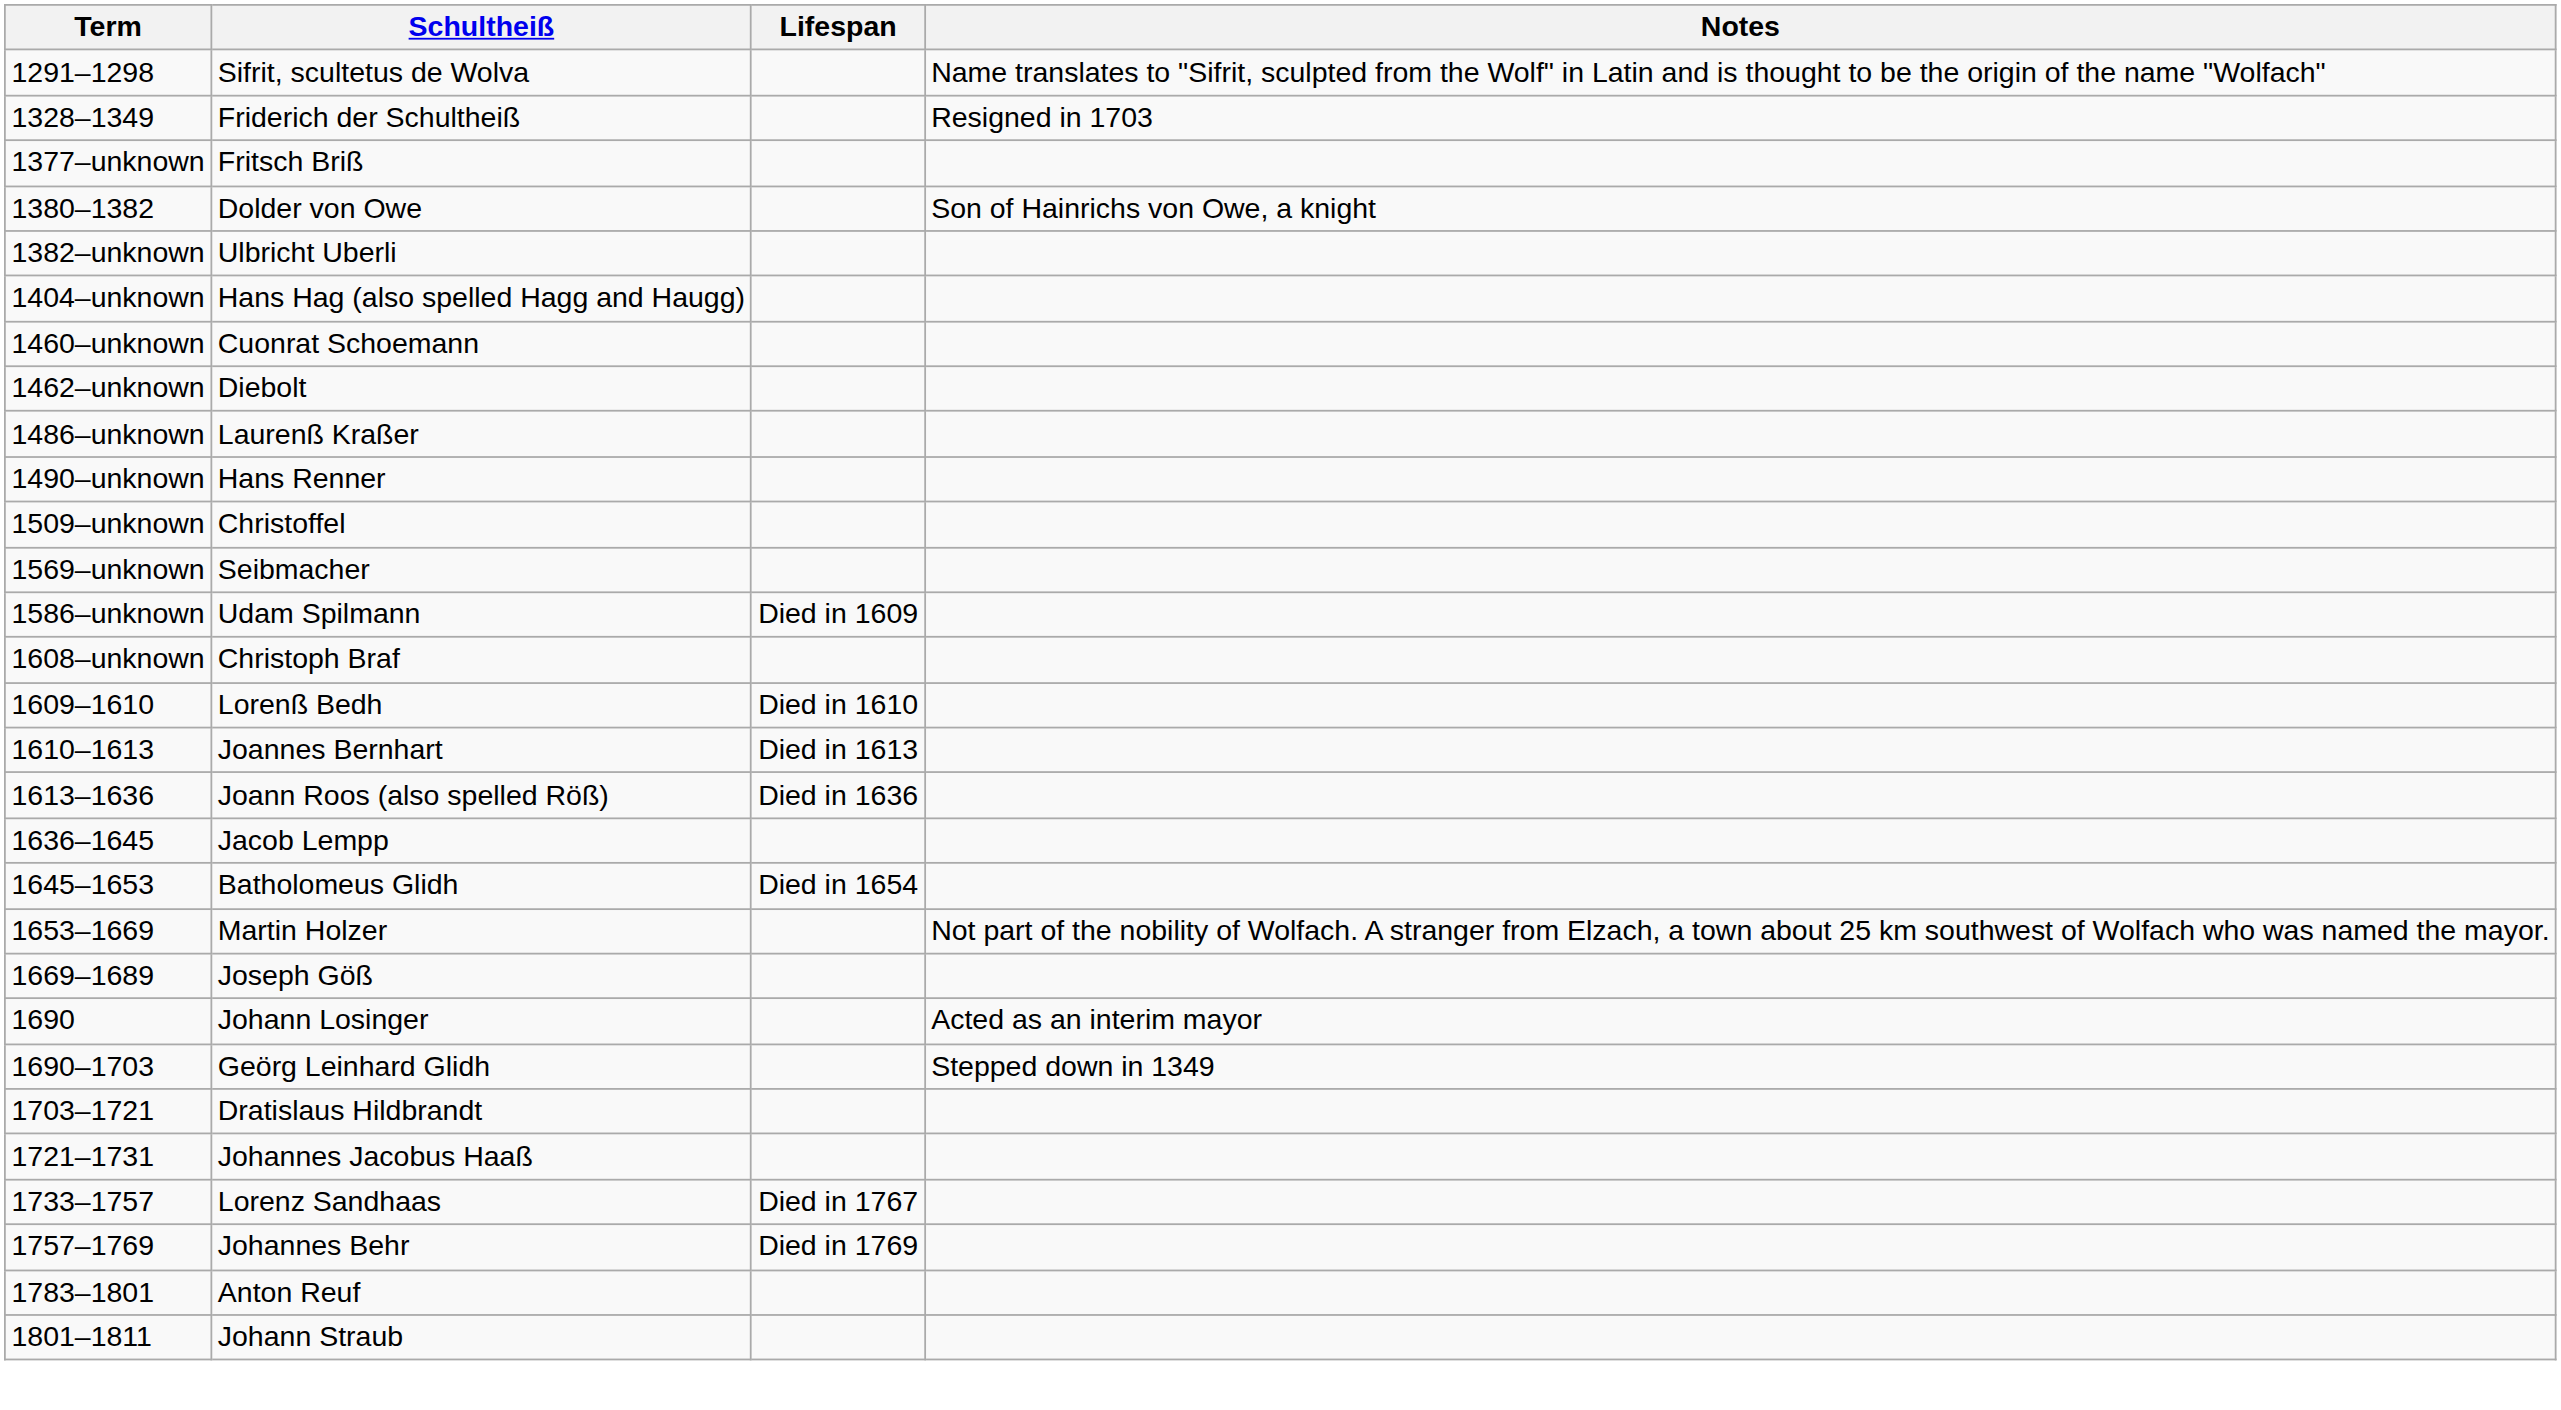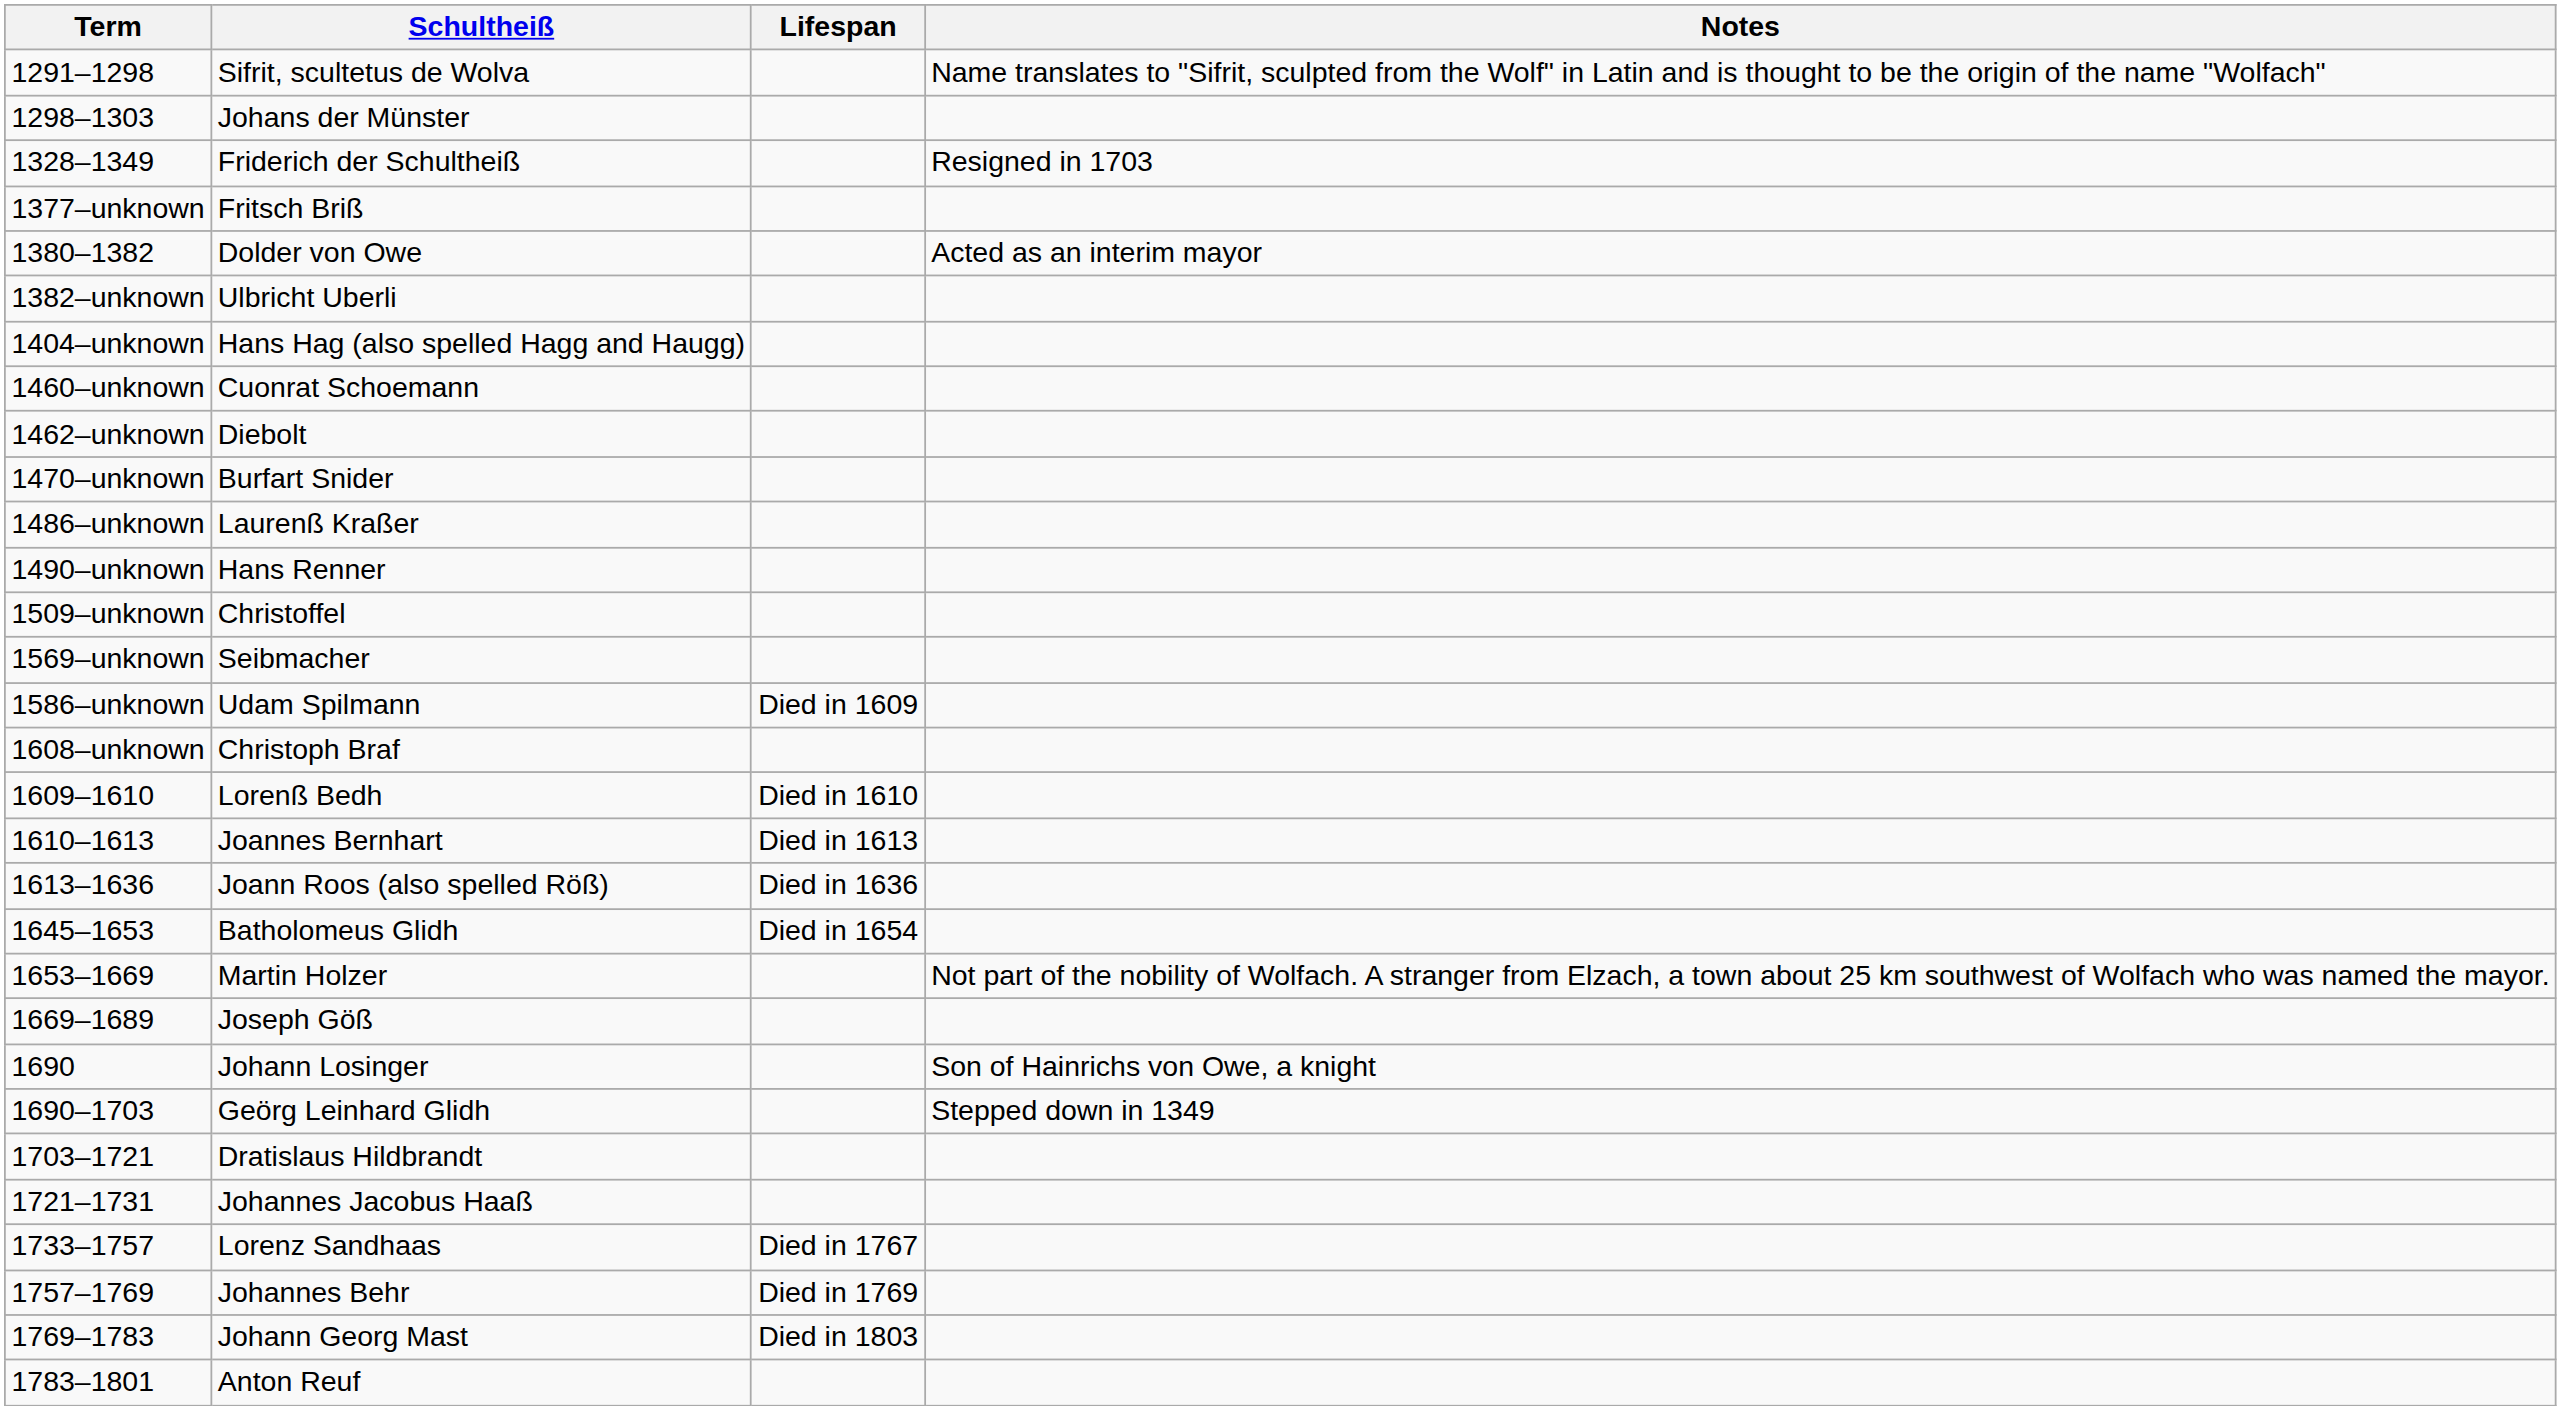+ row: (344, 117)
(1154, 207) Son of Hainrichs von Owe, a knight -> (1097, 252) Acted as an interim mayor
+ row: (306, 478)
- row: (303, 840)
(1097, 1020) Acted as an interim mayor -> (1154, 1065) Son of Hainrichs von Owe, a knight
+ row: (343, 1336)
- row: (310, 1336)
